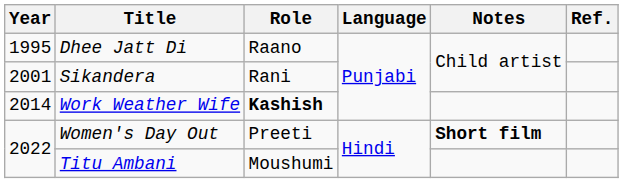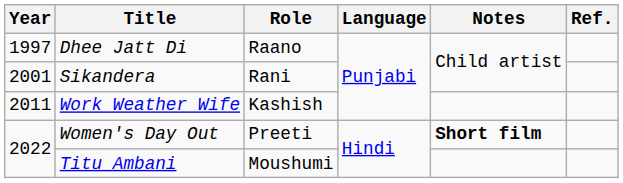(30, 48) 1995 -> (30, 48) 1997
(30, 106) 2014 -> (30, 106) 2011
(286, 106) bold -> (286, 106) normal
